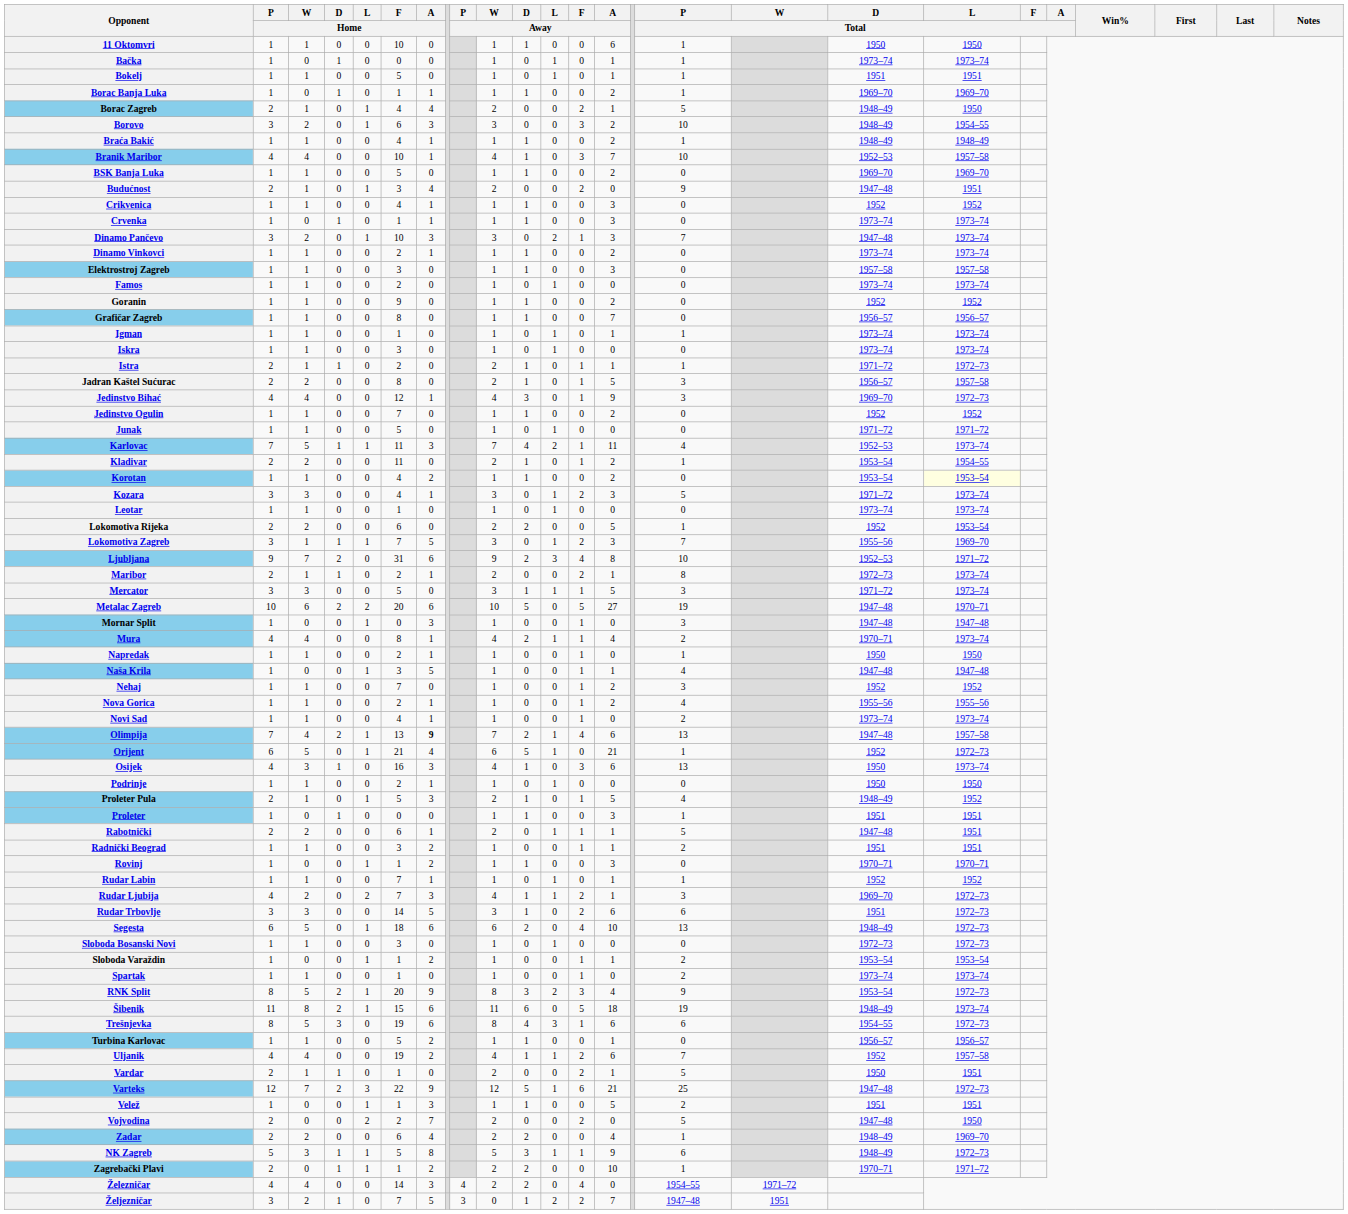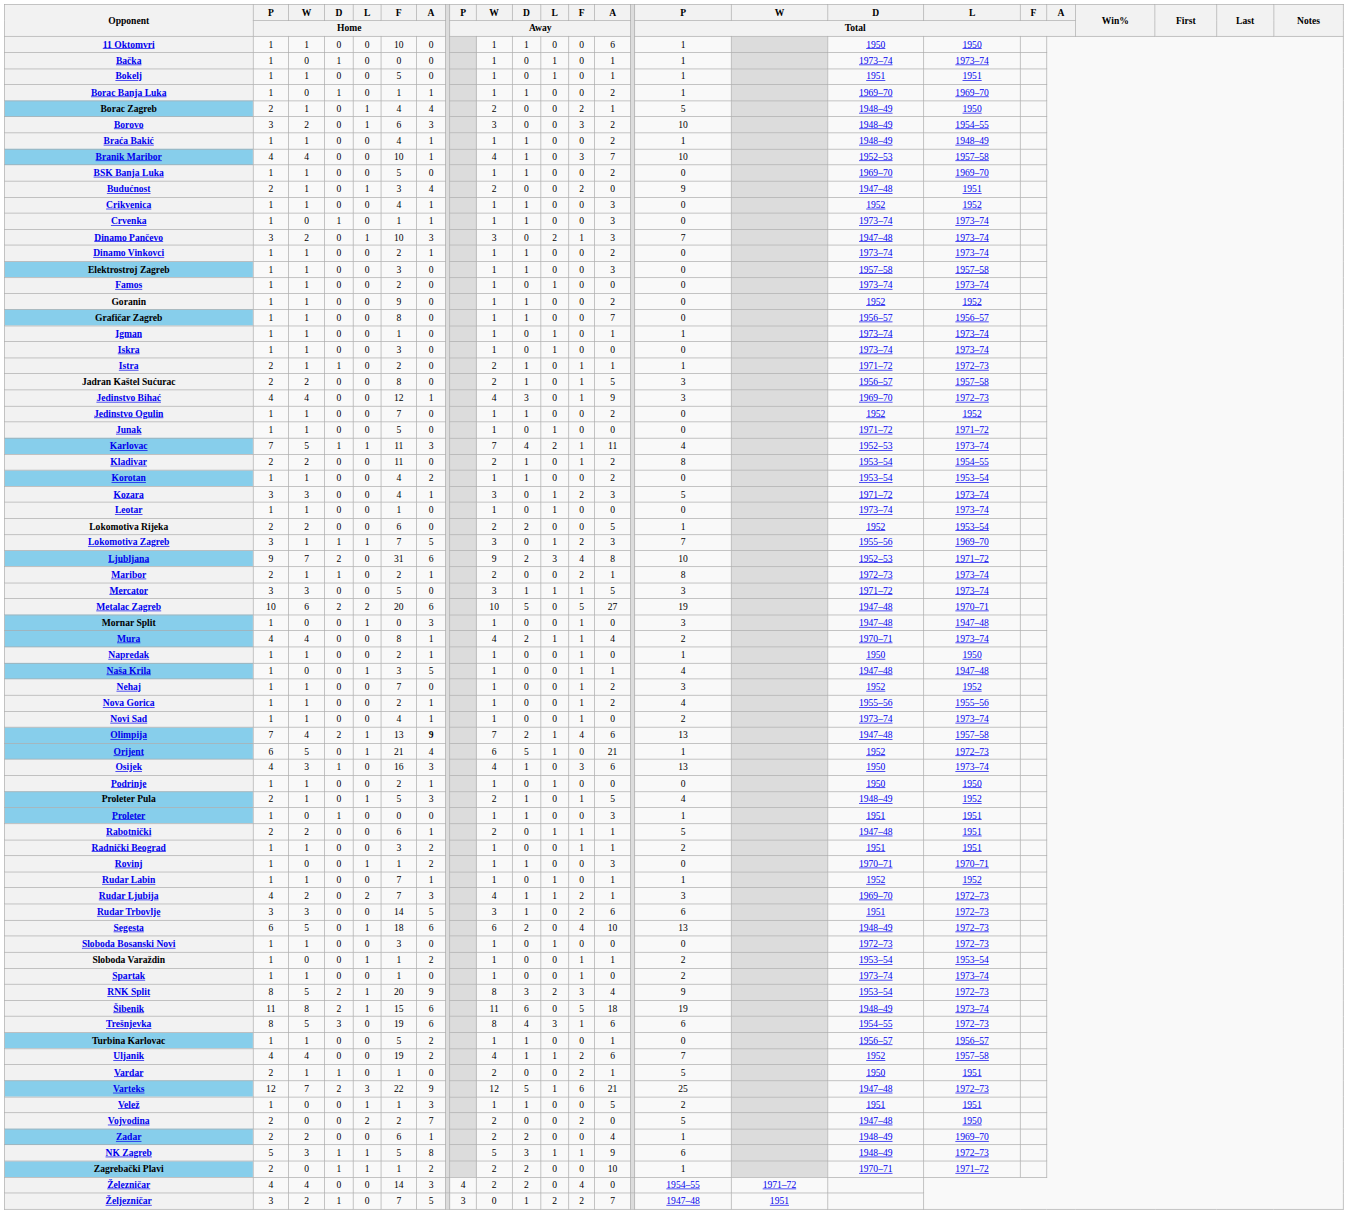(683, 462) 1 -> (683, 462) 8
(972, 478) lightyellow background -> (972, 478) no background
(431, 1137) 4 -> (431, 1137) 1
